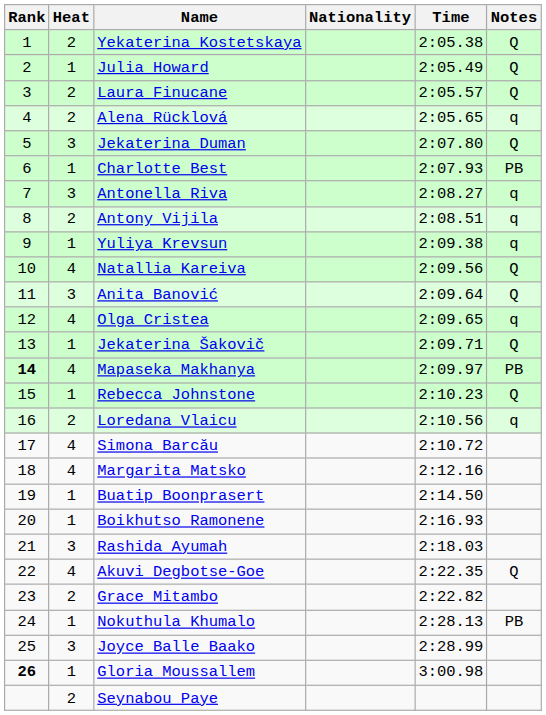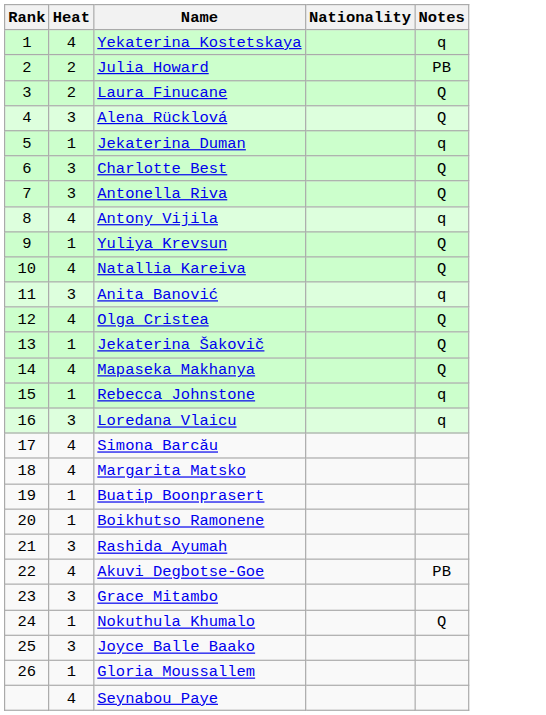- column: (451, 17)
(71, 42) 2 -> (71, 42) 4
(514, 42) Q -> (442, 42) q
(71, 68) 1 -> (71, 68) 2
(514, 68) Q -> (442, 68) PB
(71, 118) 2 -> (71, 118) 3
(514, 118) q -> (442, 118) Q
(71, 143) 3 -> (71, 143) 1
(514, 143) Q -> (442, 143) q
(71, 168) 1 -> (71, 168) 3
(514, 168) PB -> (442, 168) Q
(514, 194) q -> (442, 194) Q
(71, 219) 2 -> (71, 219) 4
(514, 244) q -> (442, 244) Q
(514, 295) Q -> (442, 295) q
(514, 320) q -> (442, 320) Q
(27, 370) bold -> (27, 370) normal
(514, 370) PB -> (442, 370) Q
(514, 395) Q -> (442, 395) q
(71, 421) 2 -> (71, 421) 3
(514, 572) Q -> (442, 572) PB
(71, 597) 2 -> (71, 597) 3
(514, 622) PB -> (442, 622) Q
(27, 673) bold -> (27, 673) normal
(71, 698) 2 -> (71, 698) 4
